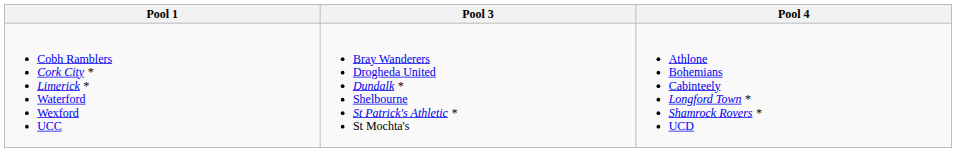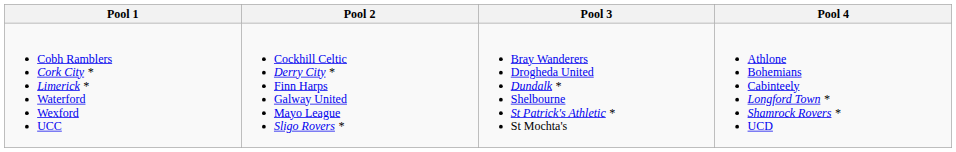+ column: (360, 14)
